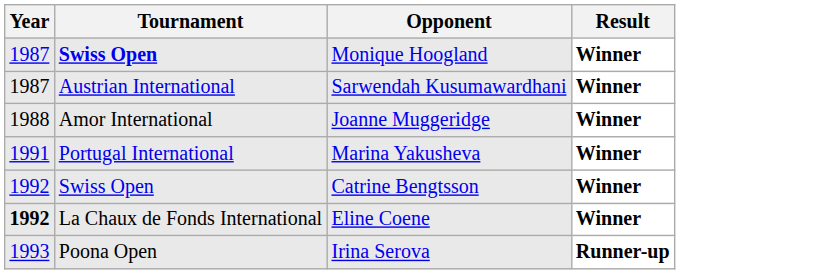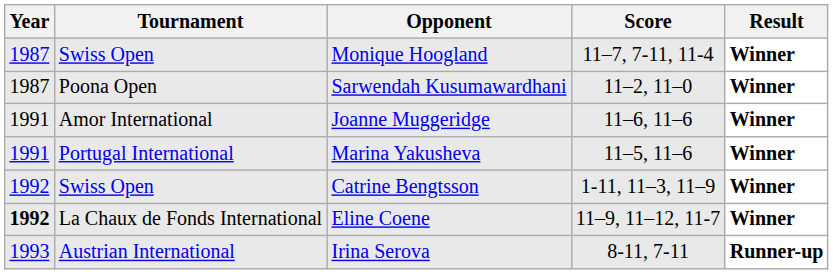+ column: (648, 21)
(108, 54) bold -> (106, 54) normal
(147, 87) Austrian International -> (108, 87) Poona Open
(29, 120) 1988 -> (29, 120) 1991
(108, 252) Poona Open -> (147, 252) Austrian International
